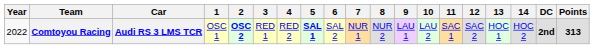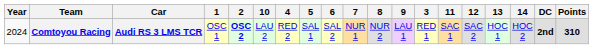columns swapped: (265, 11) <-> (428, 11)
(17, 31) 2022 -> (17, 31) 2024
(312, 31) bold -> (310, 31) normal
(573, 31) 313 -> (572, 31) 310
